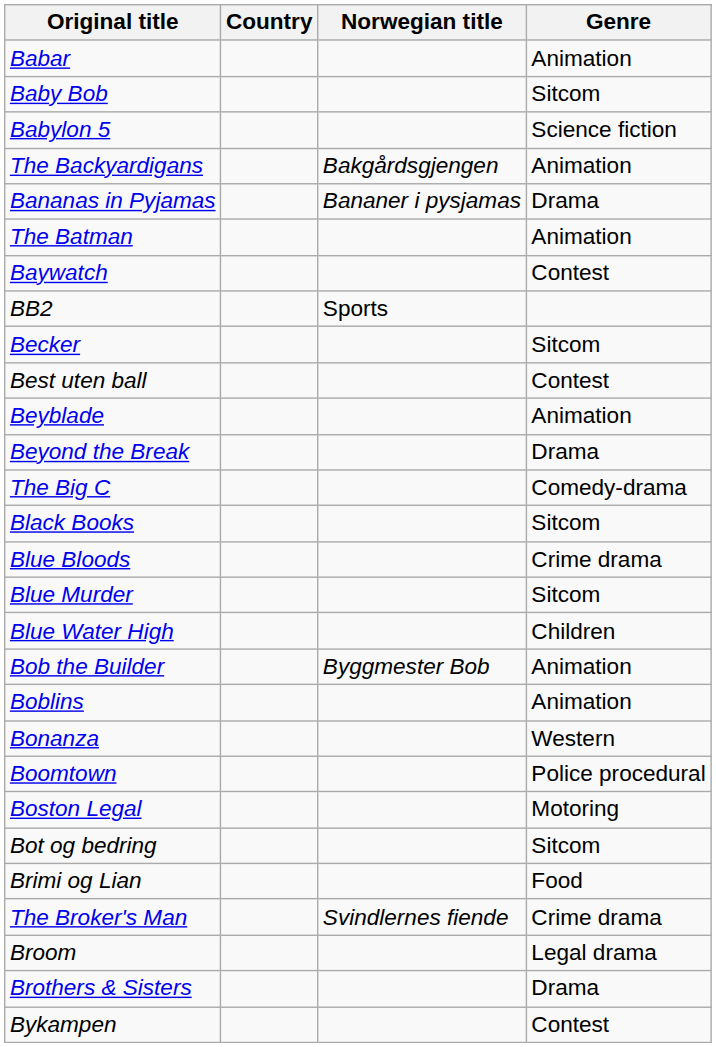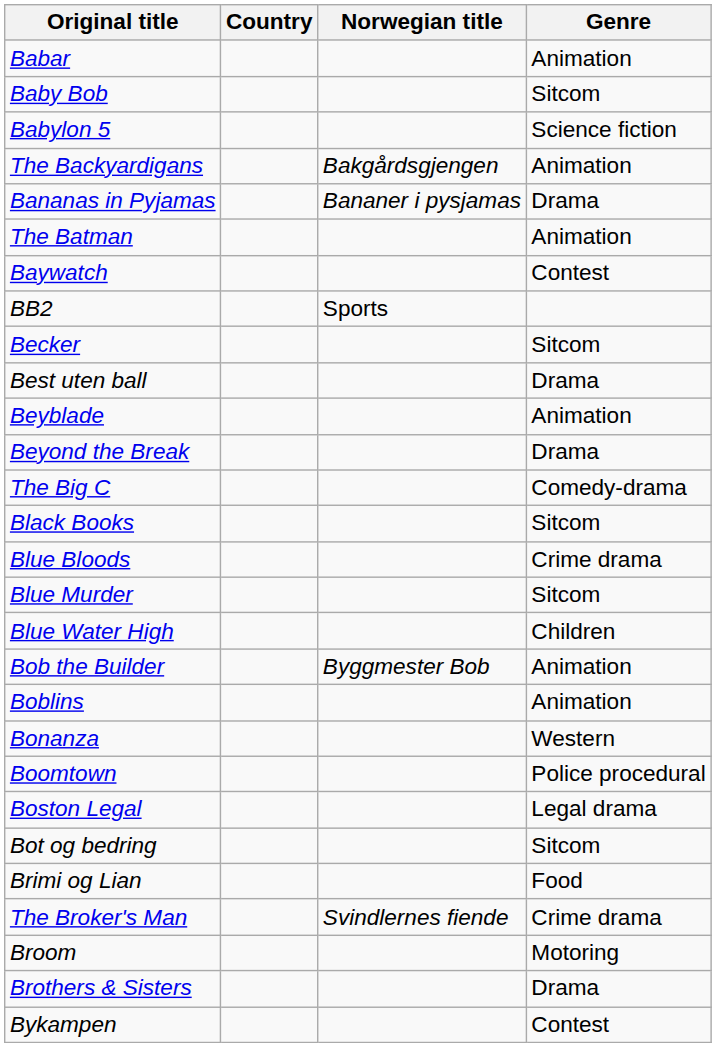(570, 380) Contest -> (565, 380) Drama
(575, 809) Motoring -> (594, 809) Legal drama
(594, 952) Legal drama -> (575, 952) Motoring
